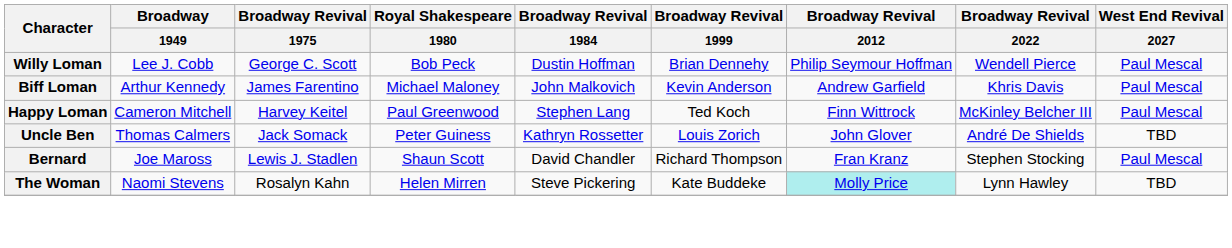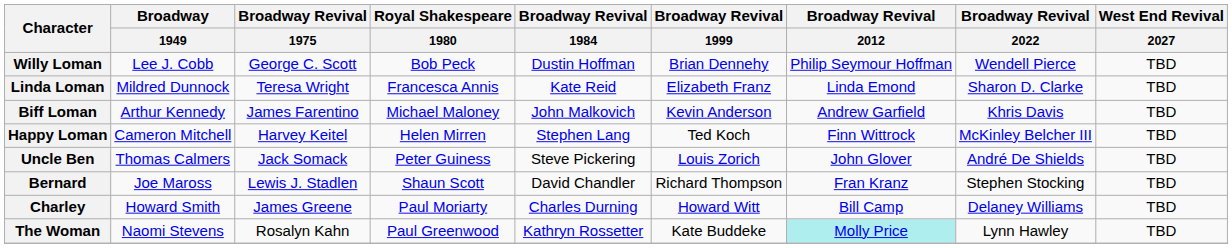(1161, 64) Paul Mescal -> (1161, 64) TBD
+ row: (58, 87)
(1161, 87) Paul Mescal -> (1161, 111) TBD
(443, 111) Paul Greenwood -> (443, 135) Helen Mirren
(1161, 111) Paul Mescal -> (1161, 135) TBD
(583, 135) Kathryn Rossetter -> (583, 159) Steve Pickering
(1161, 159) Paul Mescal -> (1161, 183) TBD
+ row: (58, 207)
(443, 183) Helen Mirren -> (443, 231) Paul Greenwood
(583, 183) Steve Pickering -> (583, 231) Kathryn Rossetter
